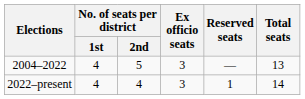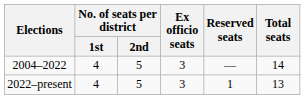(278, 65) 13 -> (278, 65) 14
(139, 84) 4 -> (139, 84) 5
(278, 84) 14 -> (278, 84) 13
